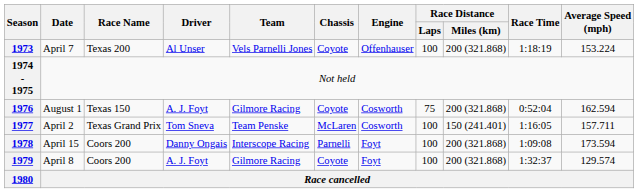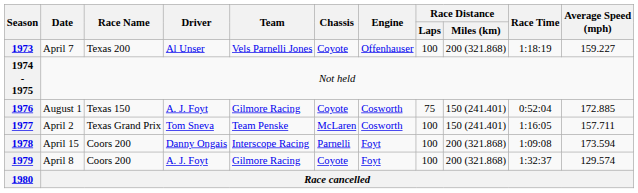(598, 48) 153.224 -> (598, 48) 159.227
(476, 108) 200 (321.868) -> (476, 108) 150 (241.401)
(598, 108) 162.594 -> (598, 108) 172.885
